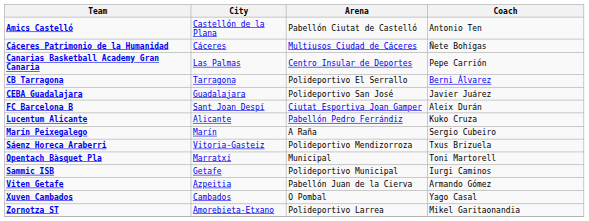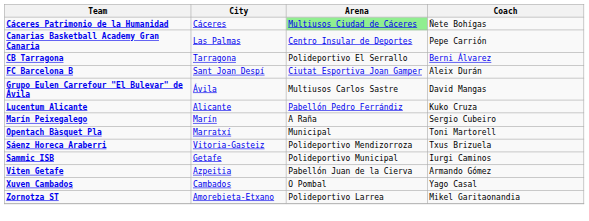- row: (40, 28)
(353, 46) no background -> (353, 24) lightgreen background
- row: (44, 94)
+ row: (95, 89)
rows swapped: (54, 158) <-> (56, 145)
